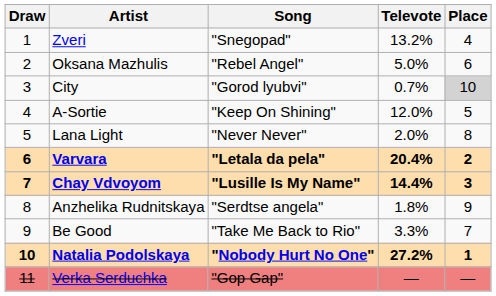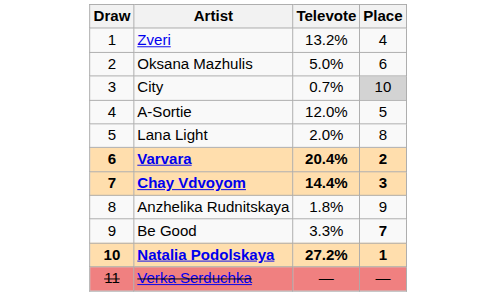- column: (293, 16)
(468, 231) normal -> (383, 231) bold
